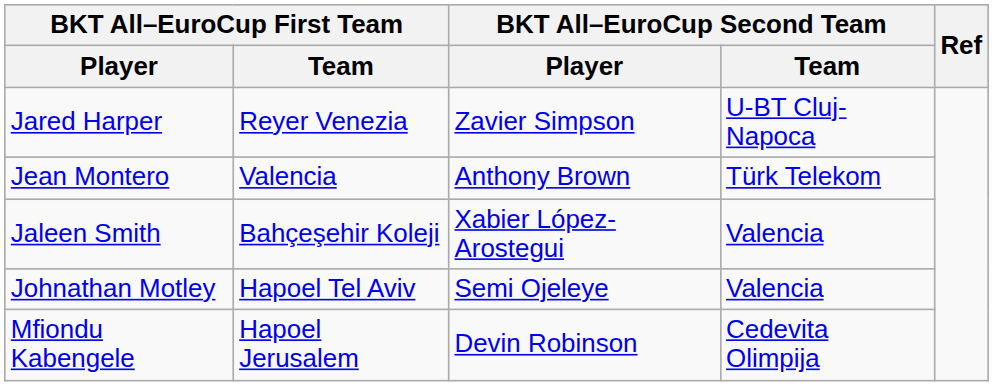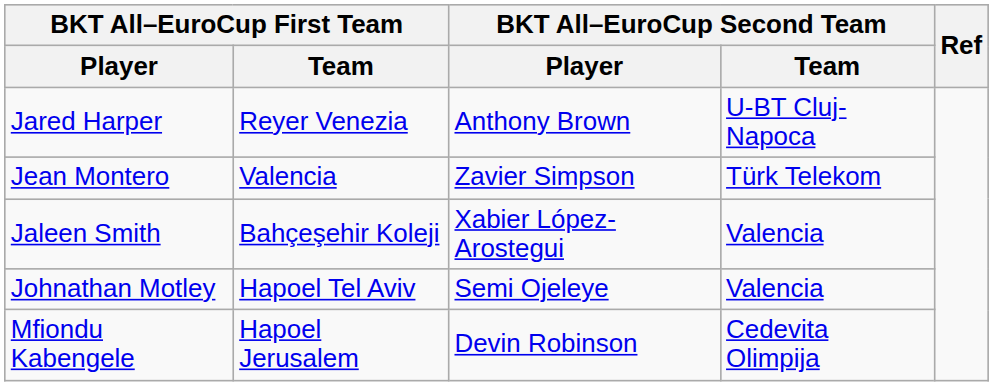(545, 121) Zavier Simpson -> (542, 121) Anthony Brown
(542, 177) Anthony Brown -> (545, 177) Zavier Simpson
